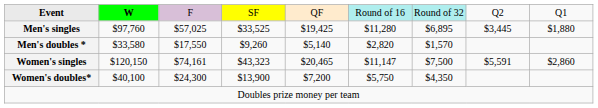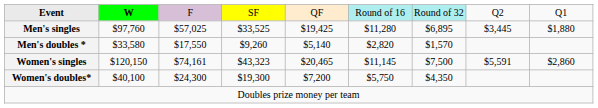(380, 62) $11,147 -> (380, 62) $11,145
(254, 78) $13,900 -> (254, 78) $19,300
